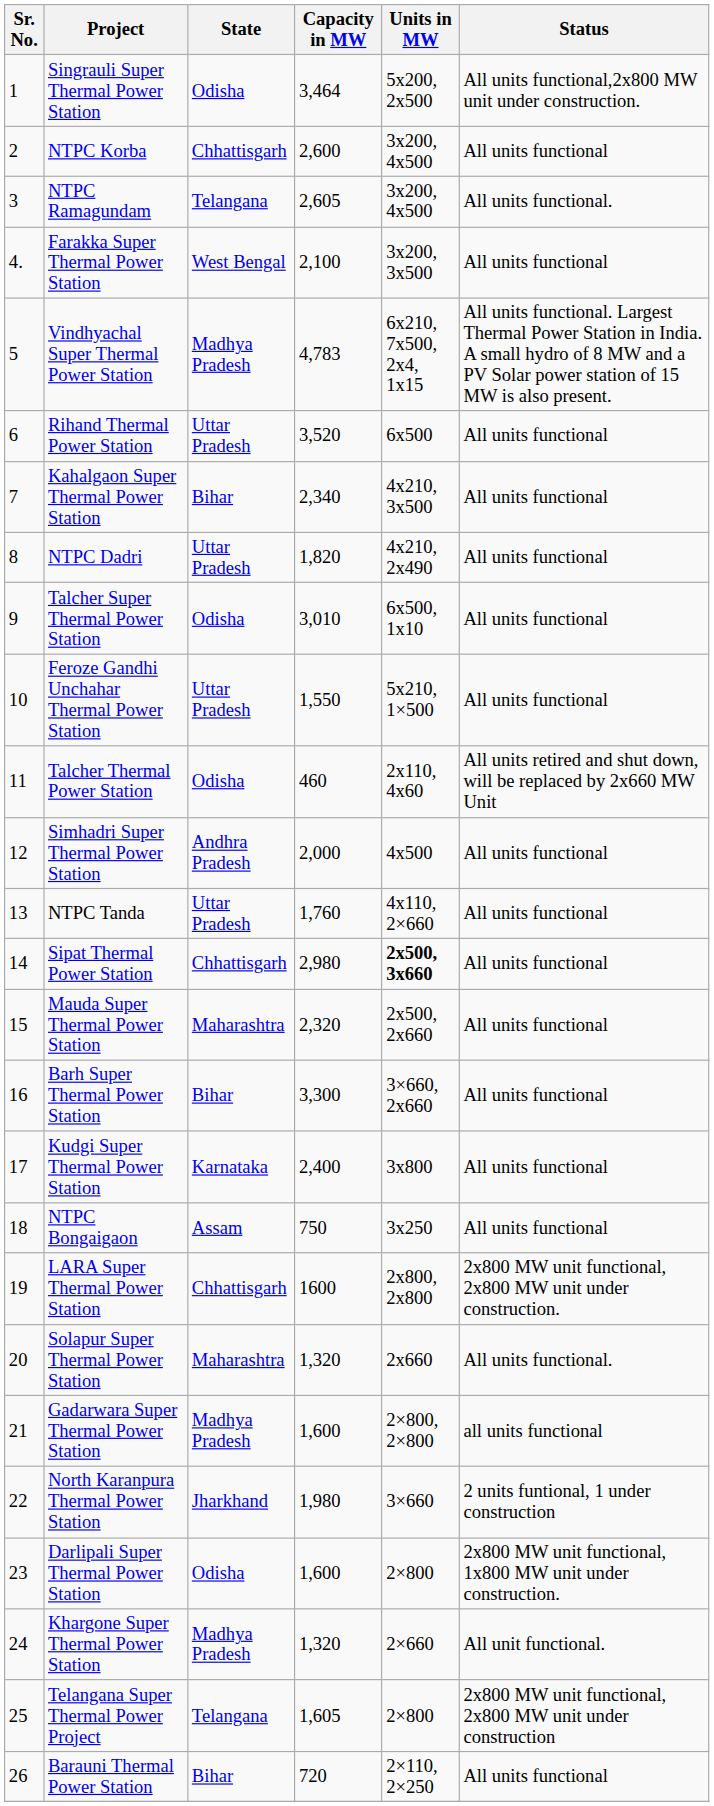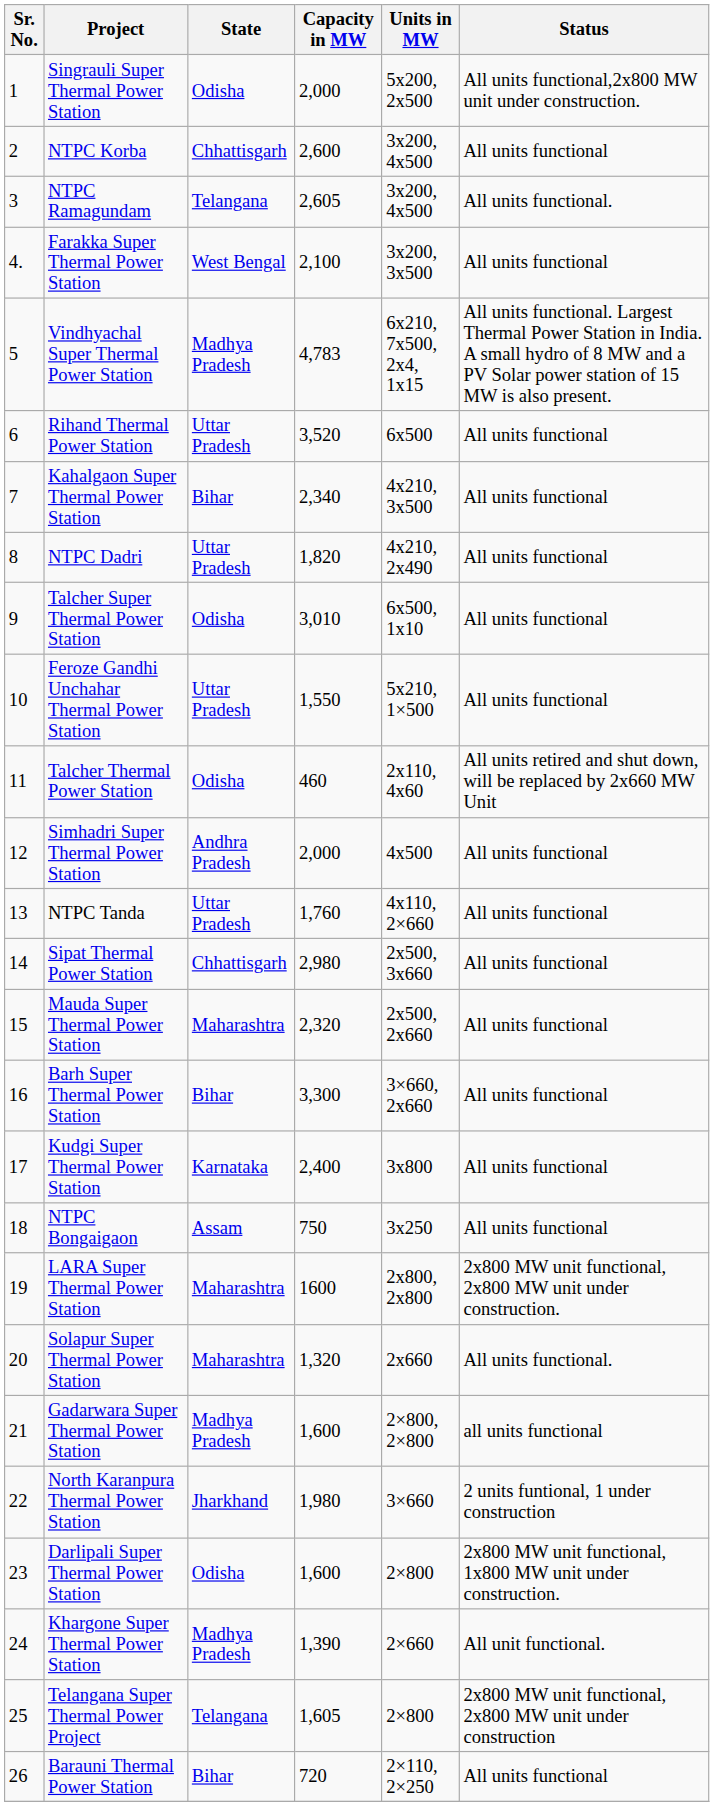(320, 90) 3,464 -> (320, 90) 2,000
(412, 963) bold -> (412, 963) normal
(239, 1288) Chhattisgarh -> (238, 1288) Maharashtra
(320, 1644) 1,320 -> (320, 1644) 1,390
